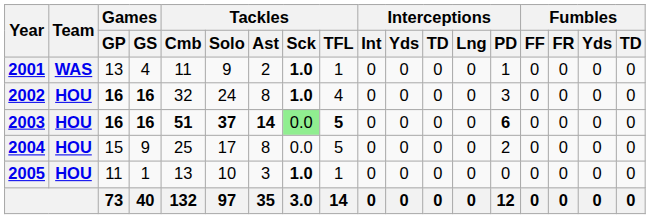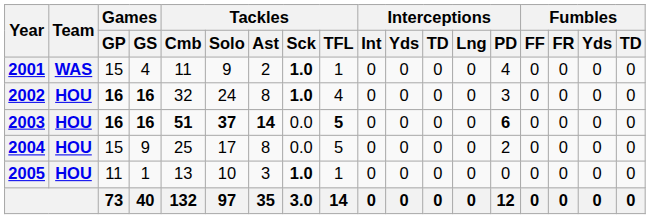(114, 69) 13 -> (114, 69) 15
(506, 69) 1 -> (506, 69) 4
(301, 122) lightgreen background -> (301, 122) no background
